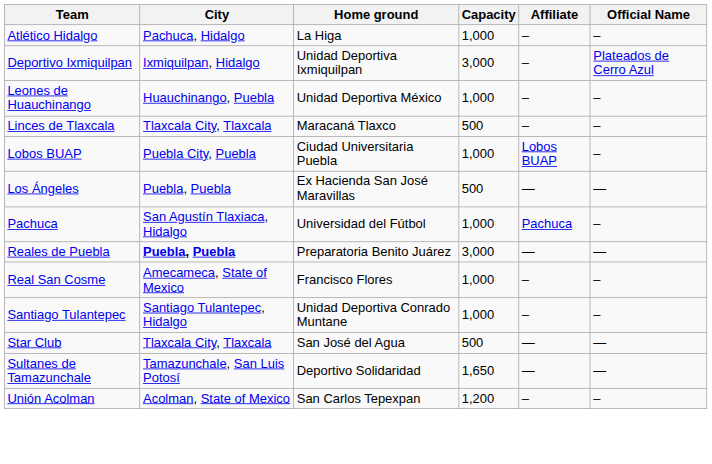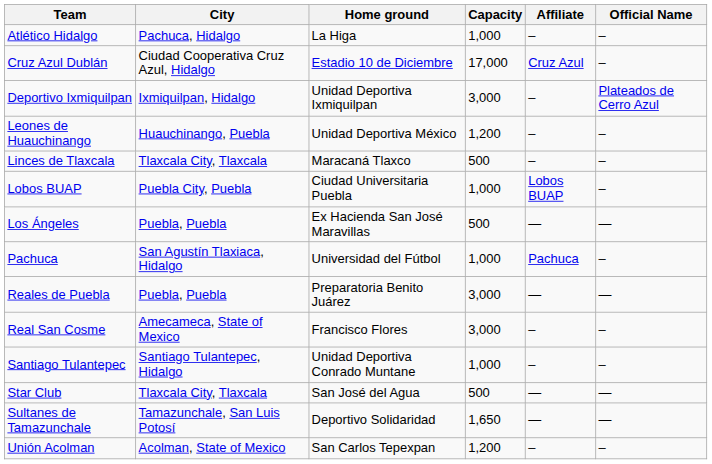+ row: (57, 63)
(478, 98) 1,000 -> (484, 133) 1,200
(189, 252) bold -> (183, 294) normal
(478, 279) 1,000 -> (484, 329) 3,000
